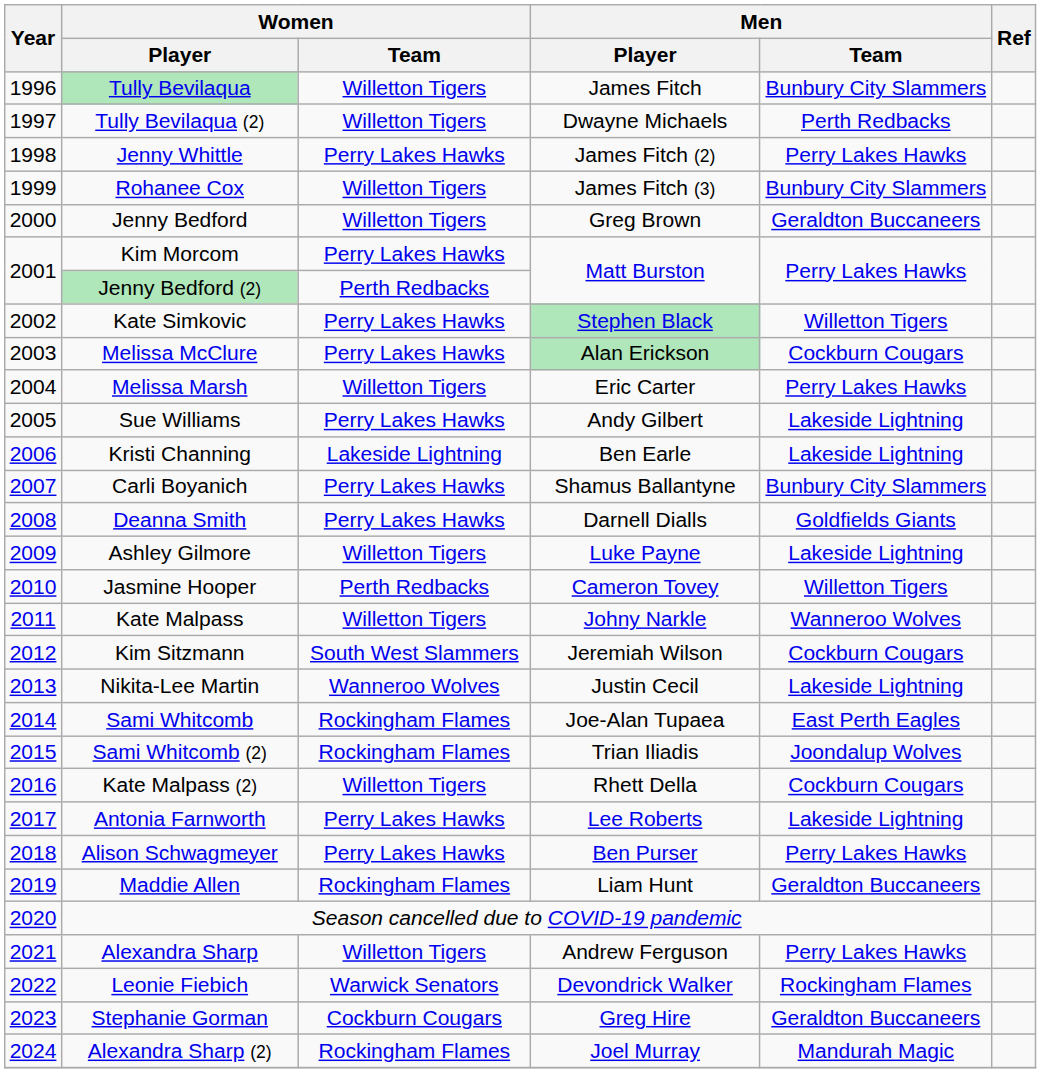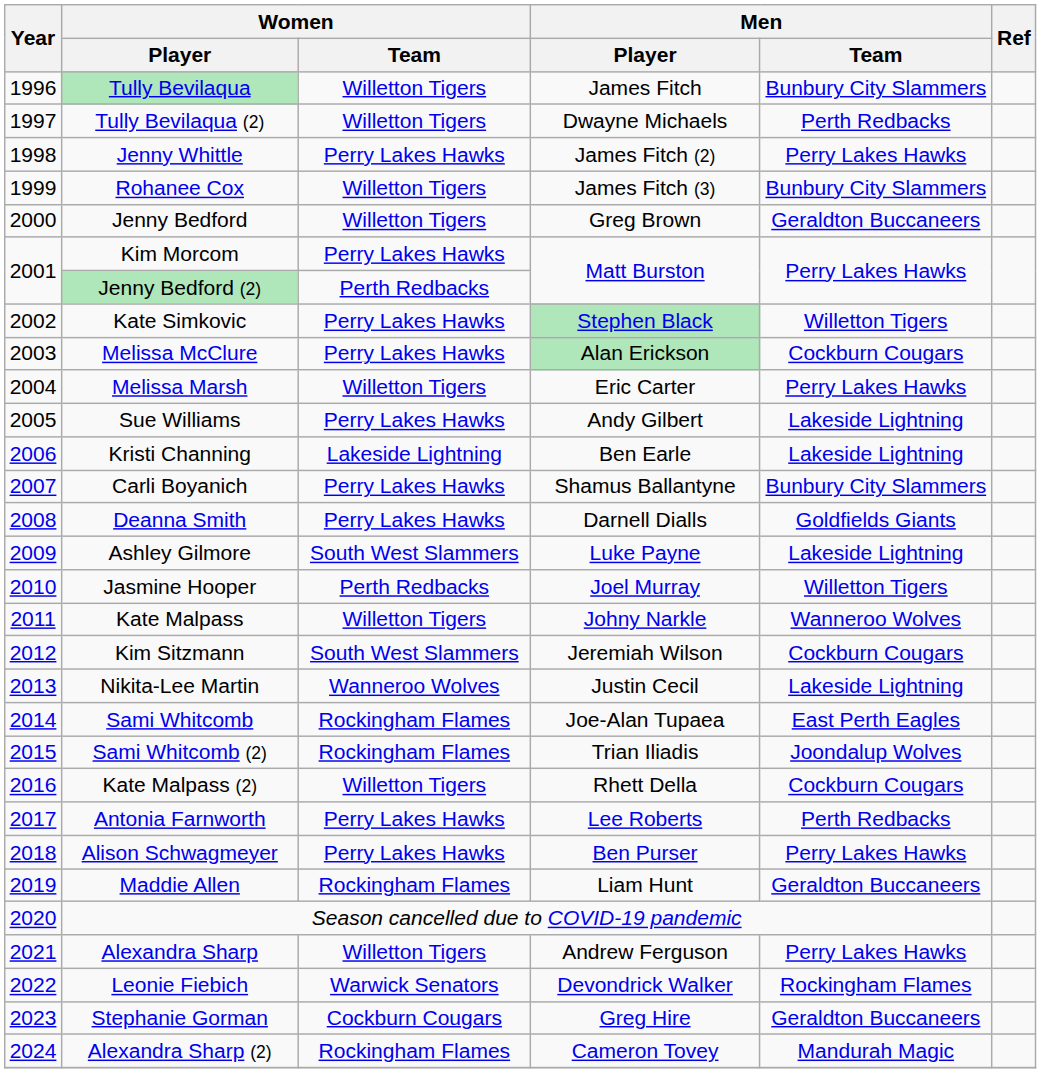(414, 553) Willetton Tigers -> (414, 553) South West Slammers
(645, 586) Cameron Tovey -> (645, 586) Joel Murray
(876, 819) Lakeside Lightning -> (876, 819) Perth Redbacks
(645, 1051) Joel Murray -> (645, 1051) Cameron Tovey
